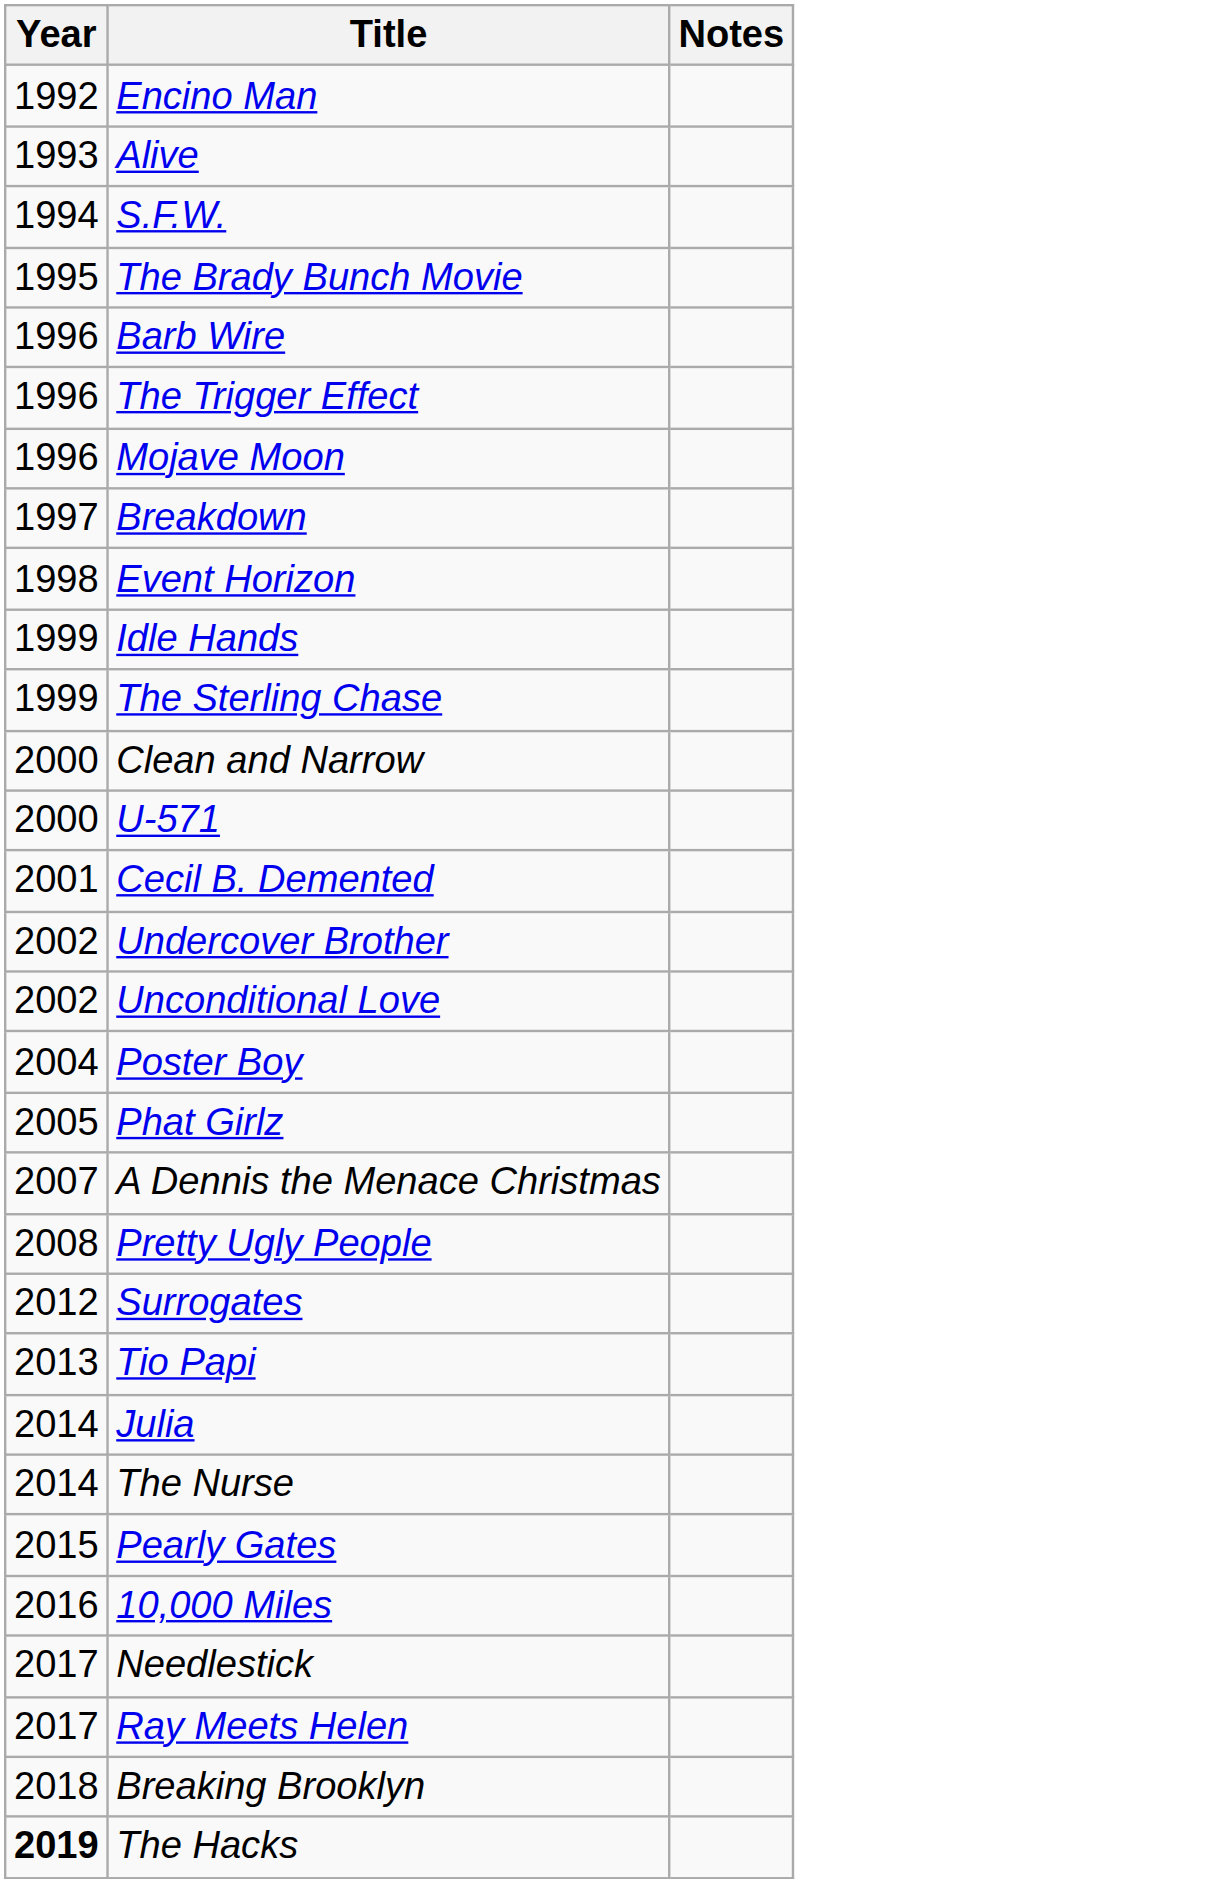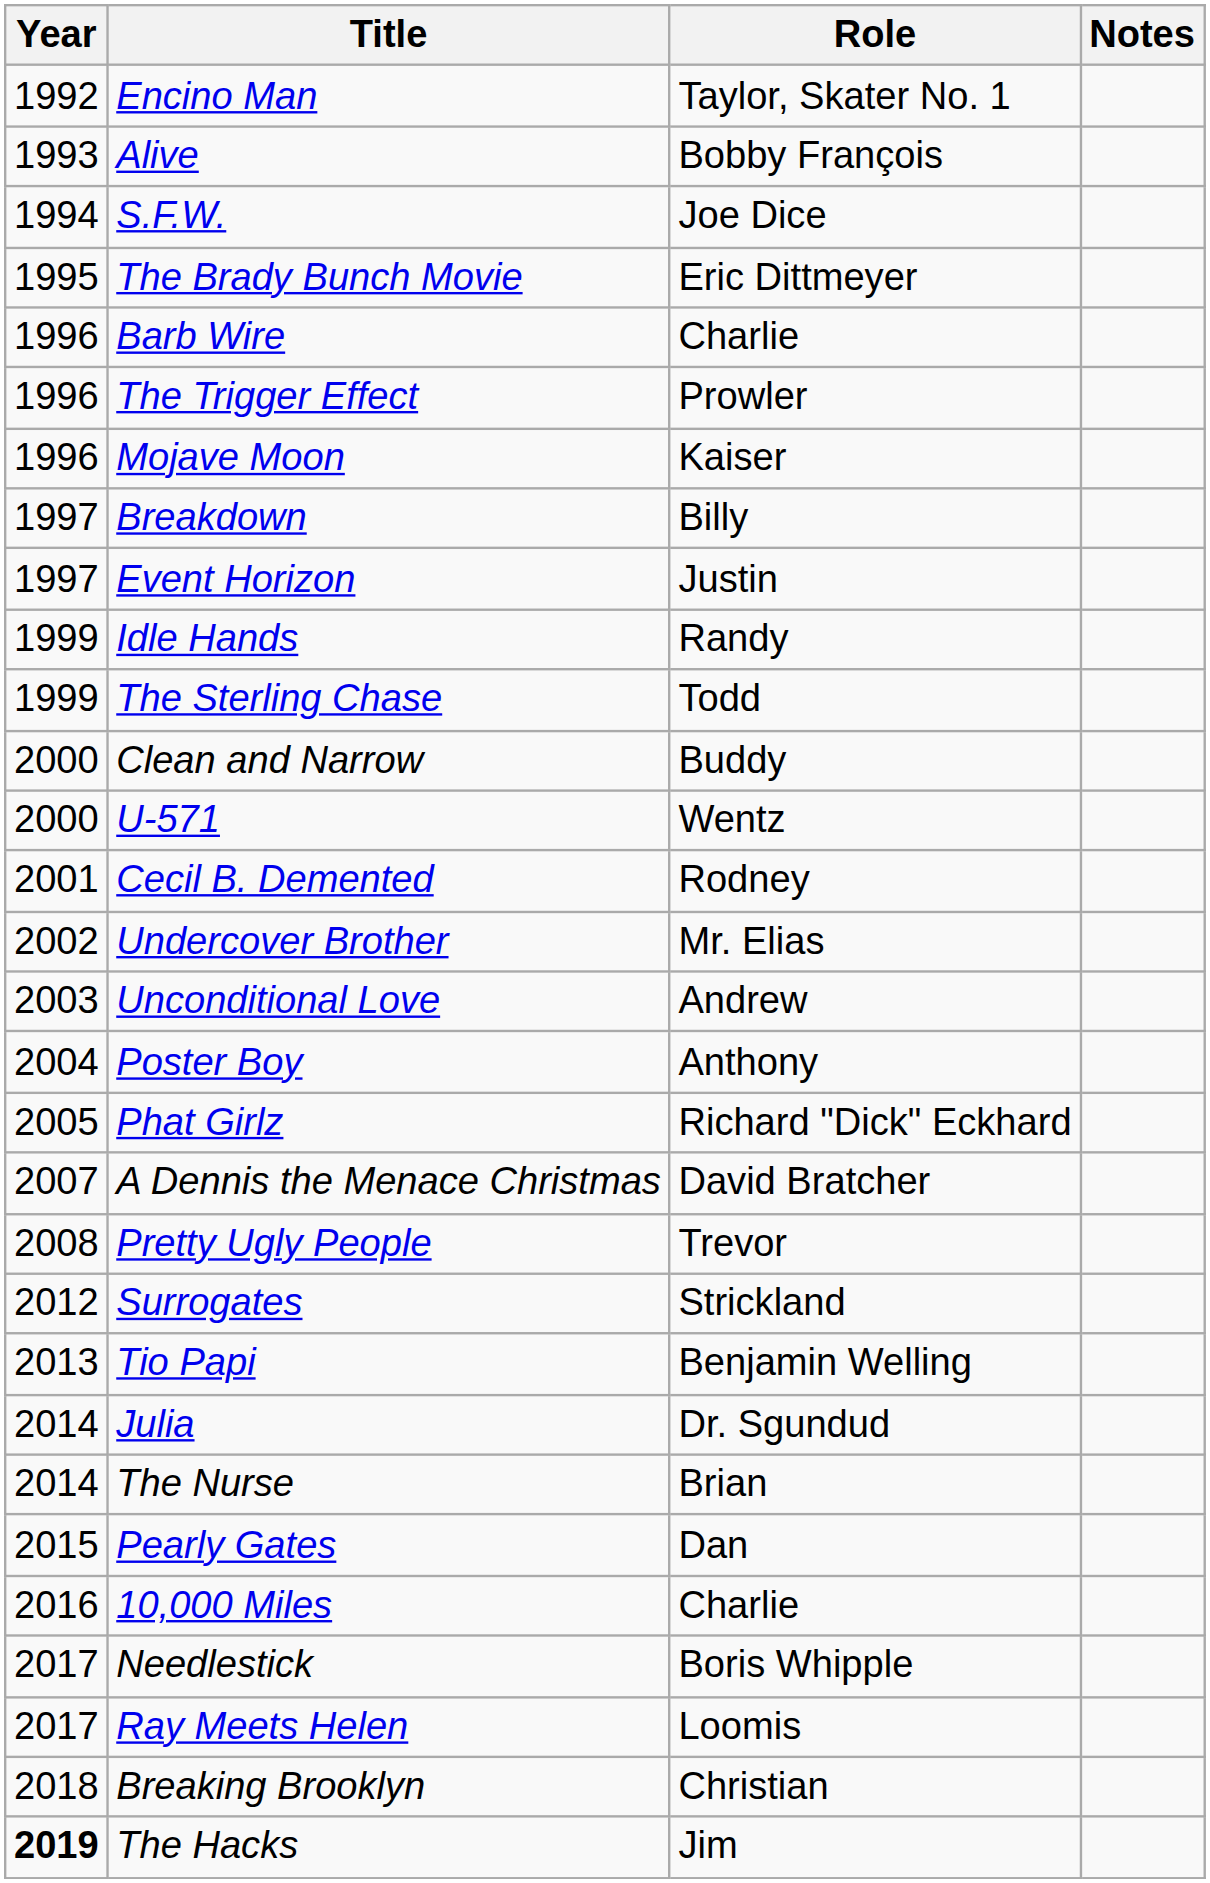+ column: (875, 34)
(56, 578) 1998 -> (56, 578) 1997
(56, 1000) 2002 -> (56, 1000) 2003
